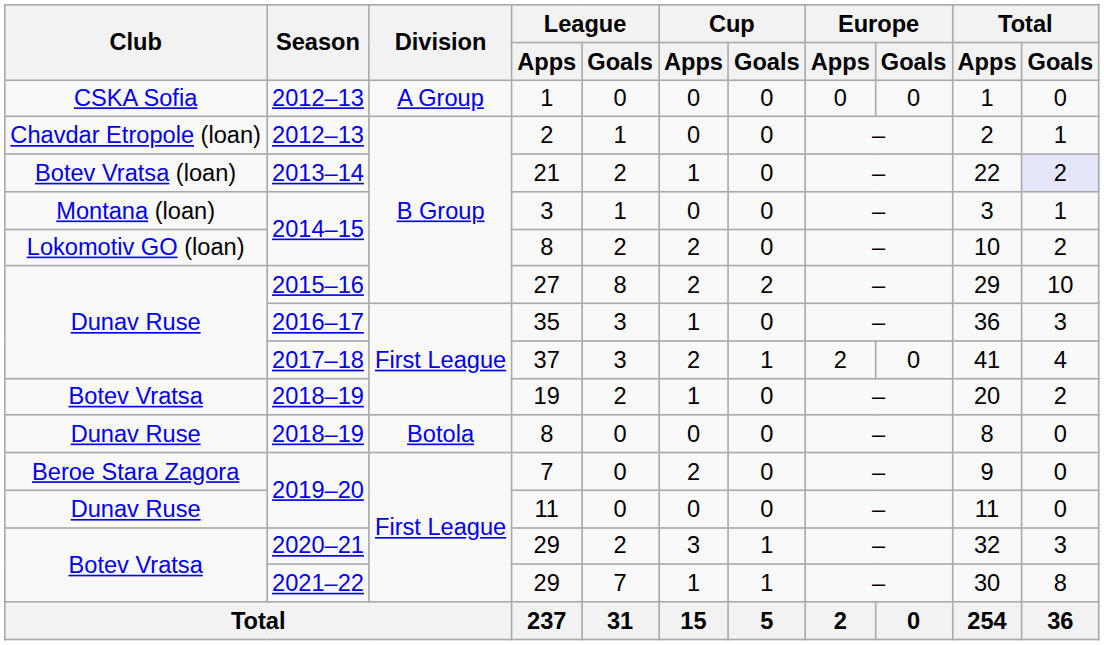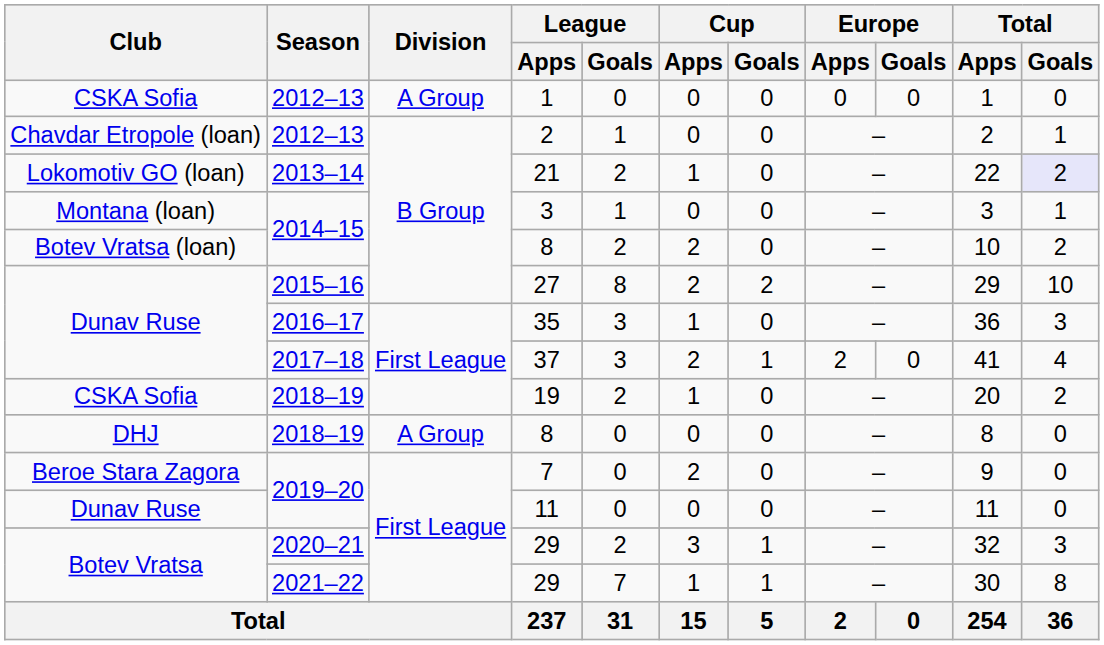(136, 173) Botev Vratsa (loan) -> (136, 173) Lokomotiv GO (loan)
(136, 248) Lokomotiv GO (loan) -> (136, 248) Botev Vratsa (loan)
(136, 397) Botev Vratsa -> (136, 397) CSKA Sofia
(136, 434) Dunav Ruse -> (136, 434) DHJ
(441, 434) Botola -> (441, 434) A Group
